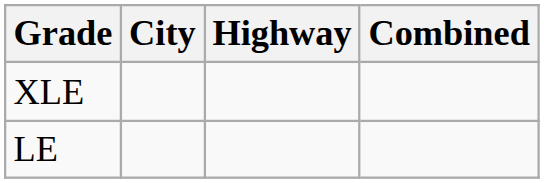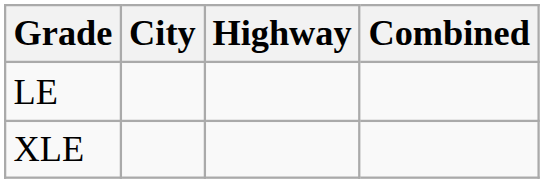rows swapped: (36, 148) <-> (49, 90)
